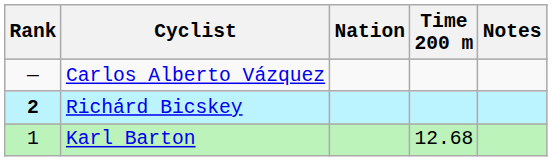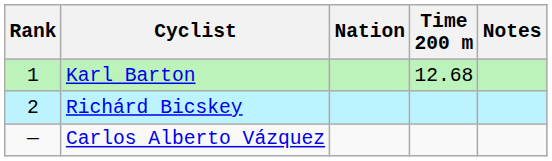rows swapped: (131, 139) <-> (195, 75)
(33, 107) bold -> (33, 107) normal
